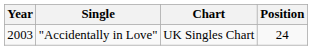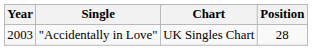(282, 34) 24 -> (282, 34) 28
